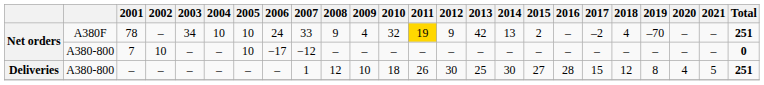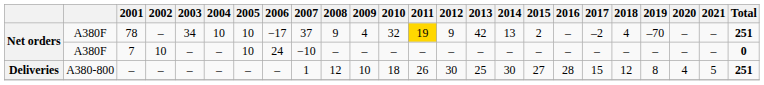(277, 32) 24 -> (277, 32) −17
(306, 32) 33 -> (306, 32) 37
(90, 51) A380-800 -> (90, 51) A380F
(277, 51) −17 -> (277, 51) 24
(306, 51) −12 -> (306, 51) −10
